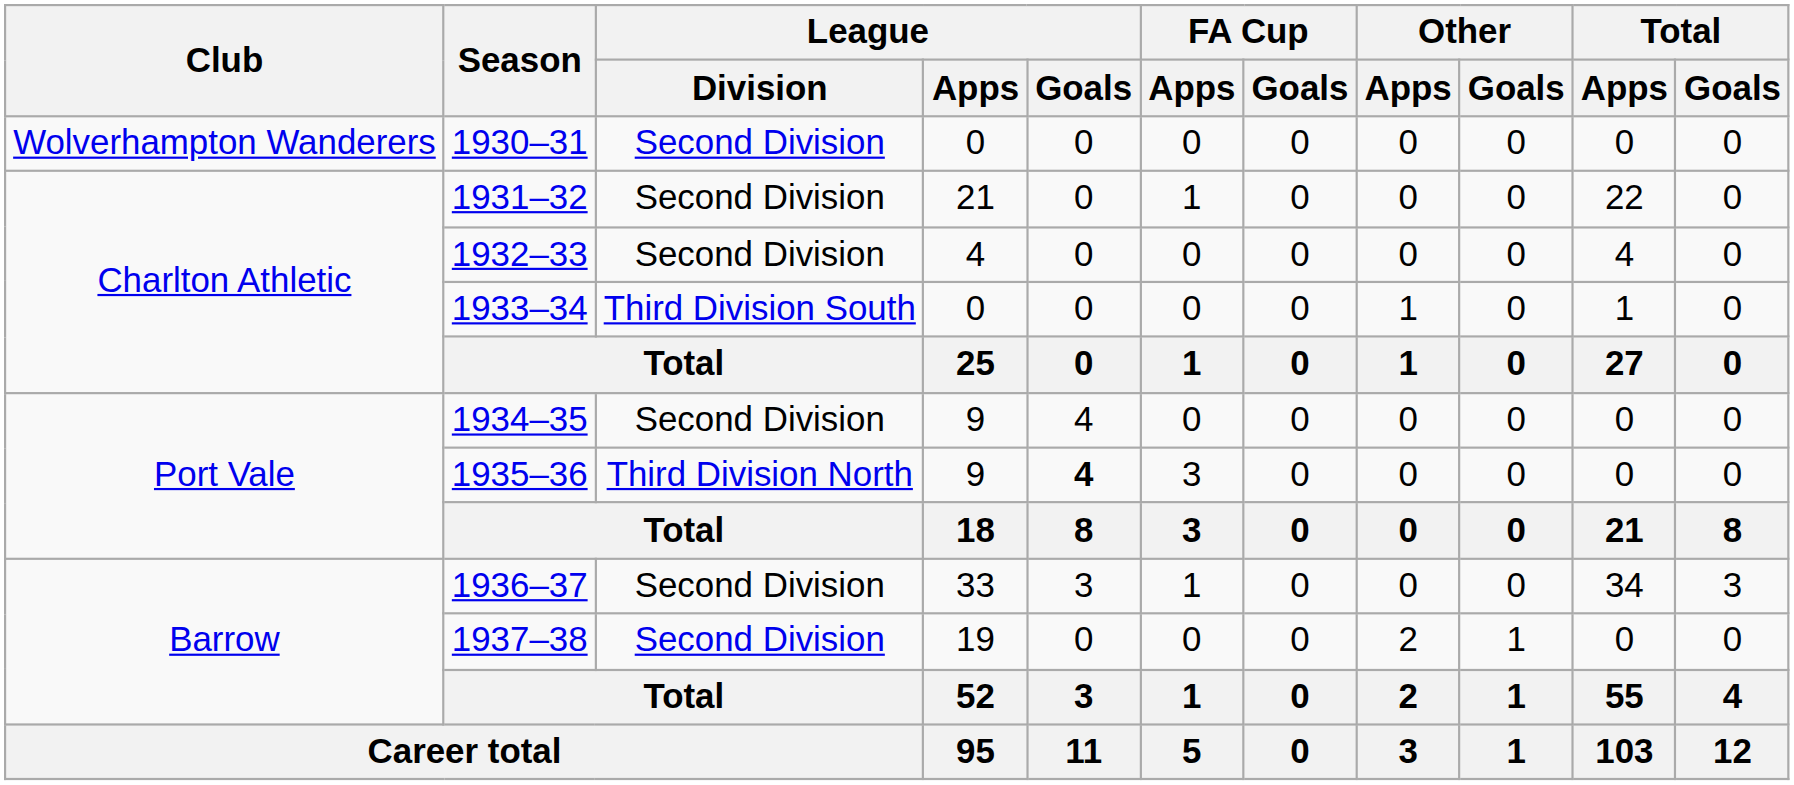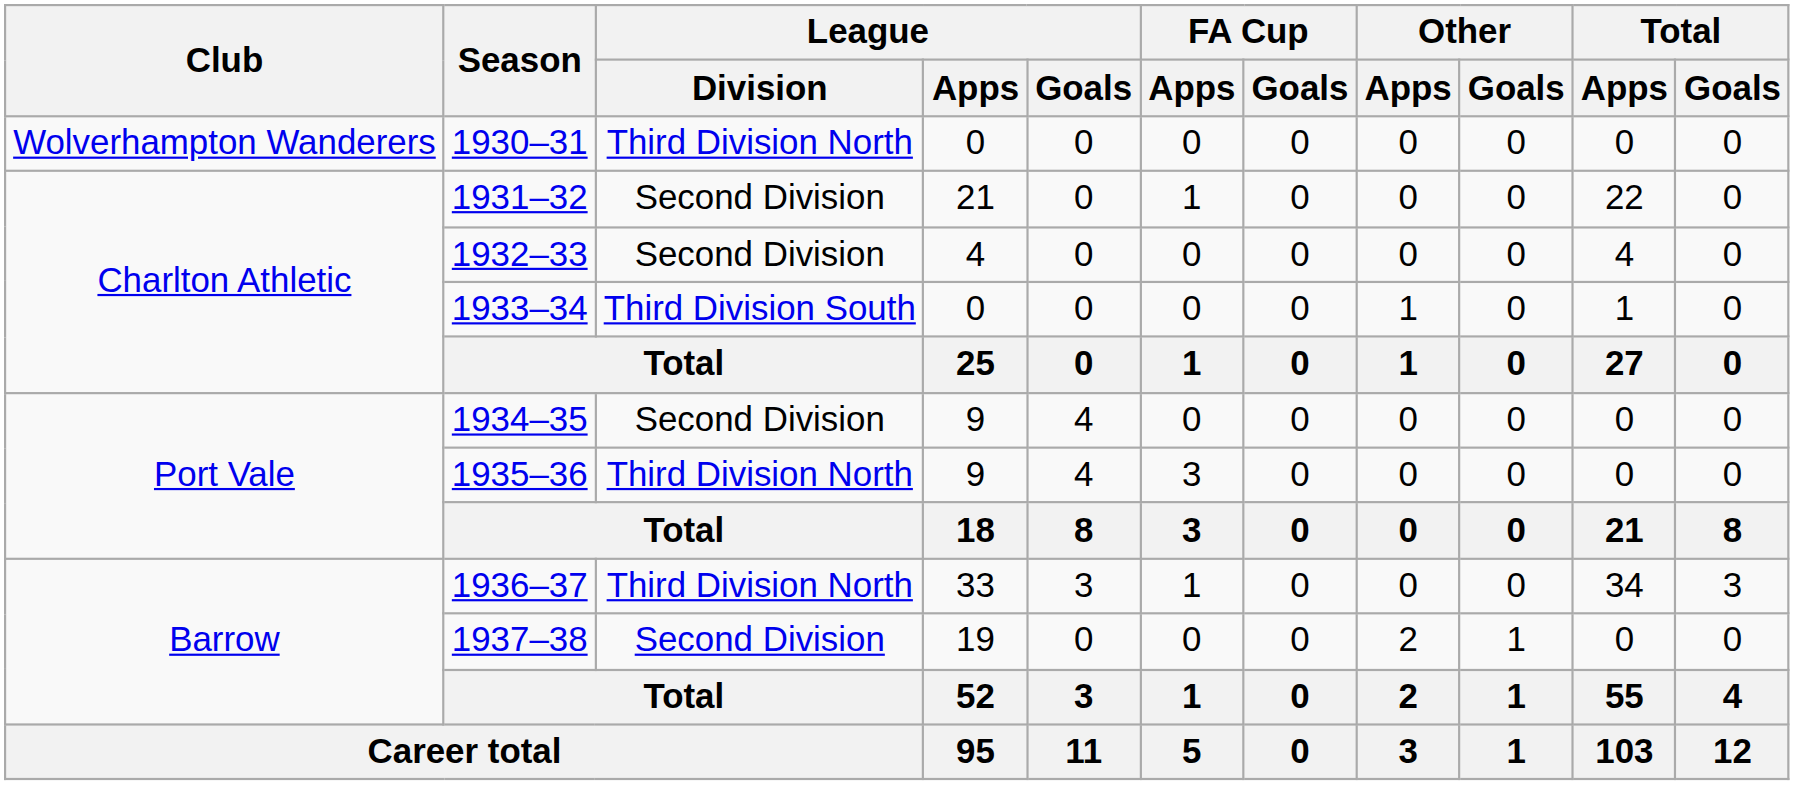(760, 142) Second Division -> (760, 142) Third Division North
(1084, 474) bold -> (1084, 474) normal
(760, 585) Second Division -> (760, 585) Third Division North
